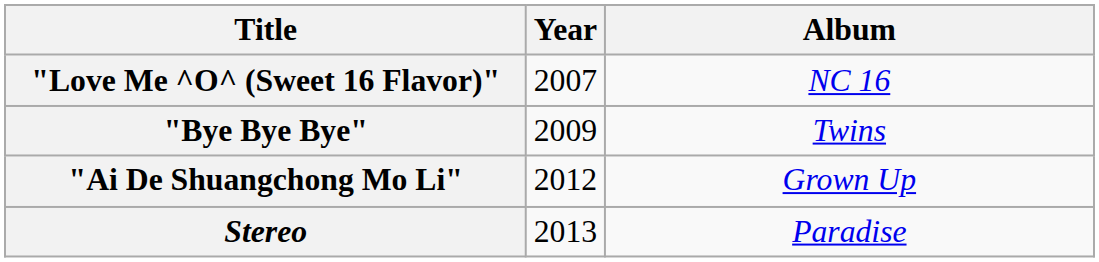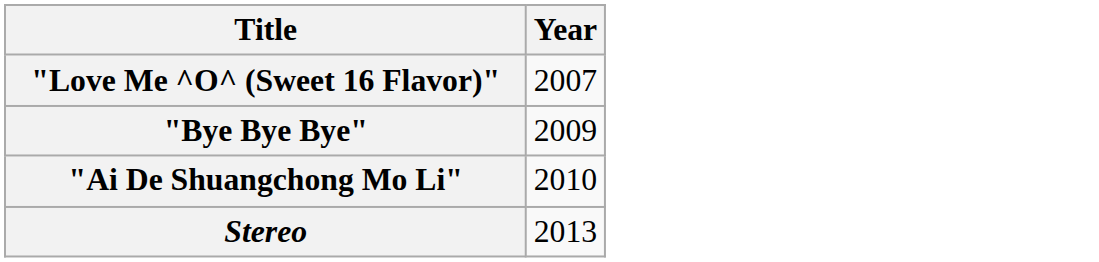- column: (849, 29)
(565, 180) 2012 -> (565, 180) 2010
